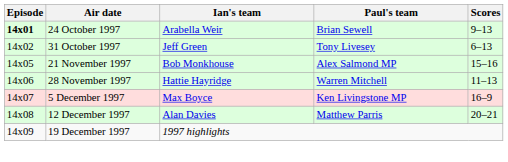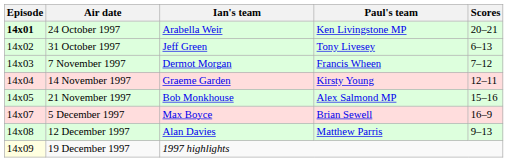(344, 30) Brian Sewell -> (362, 30) Ken Livingstone MP
(481, 30) 9–13 -> (484, 30) 20–21
+ row: (87, 64)
+ row: (89, 81)
- row: (89, 81)
(362, 98) Ken Livingstone MP -> (344, 115) Brian Sewell
(484, 115) 20–21 -> (481, 132) 9–13
(20, 132) no background -> (20, 149) lightyellow background
